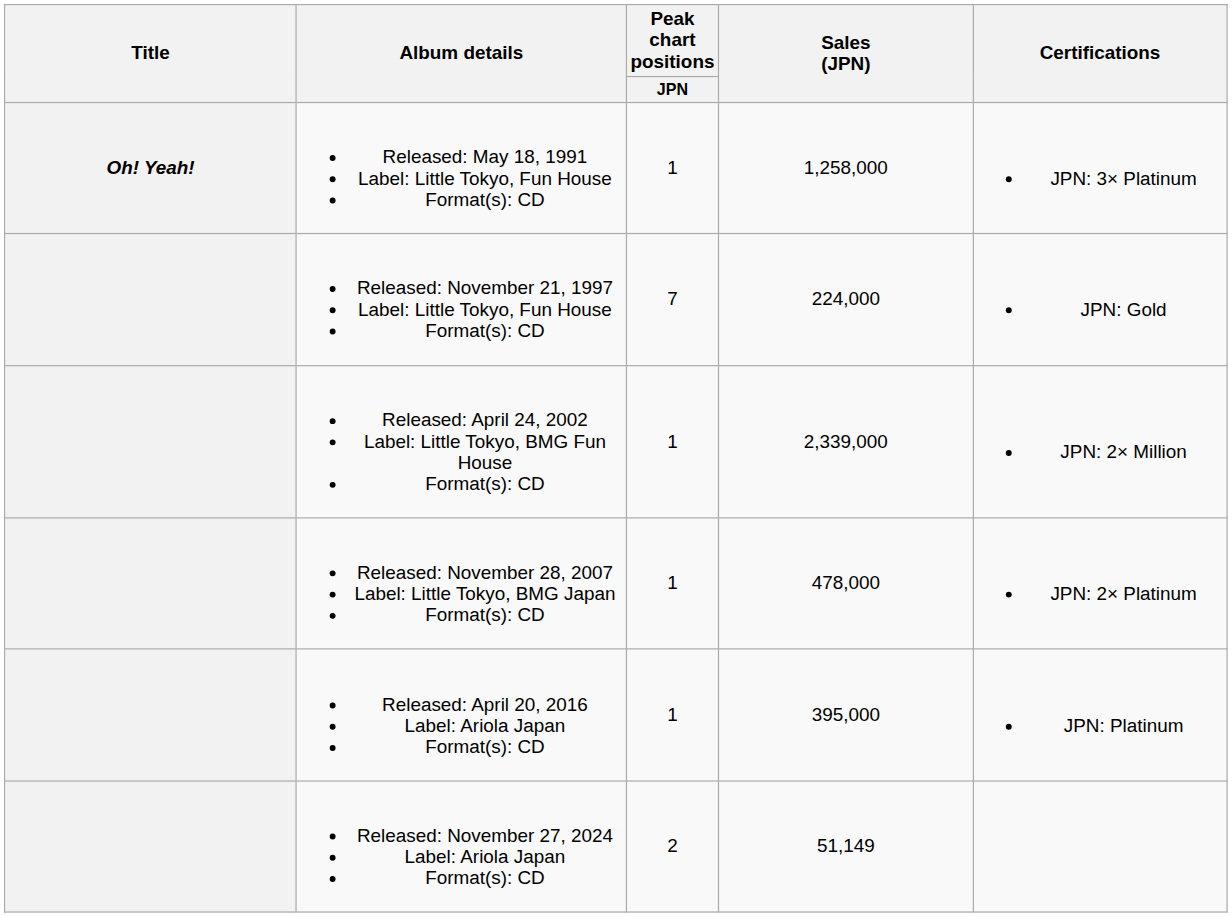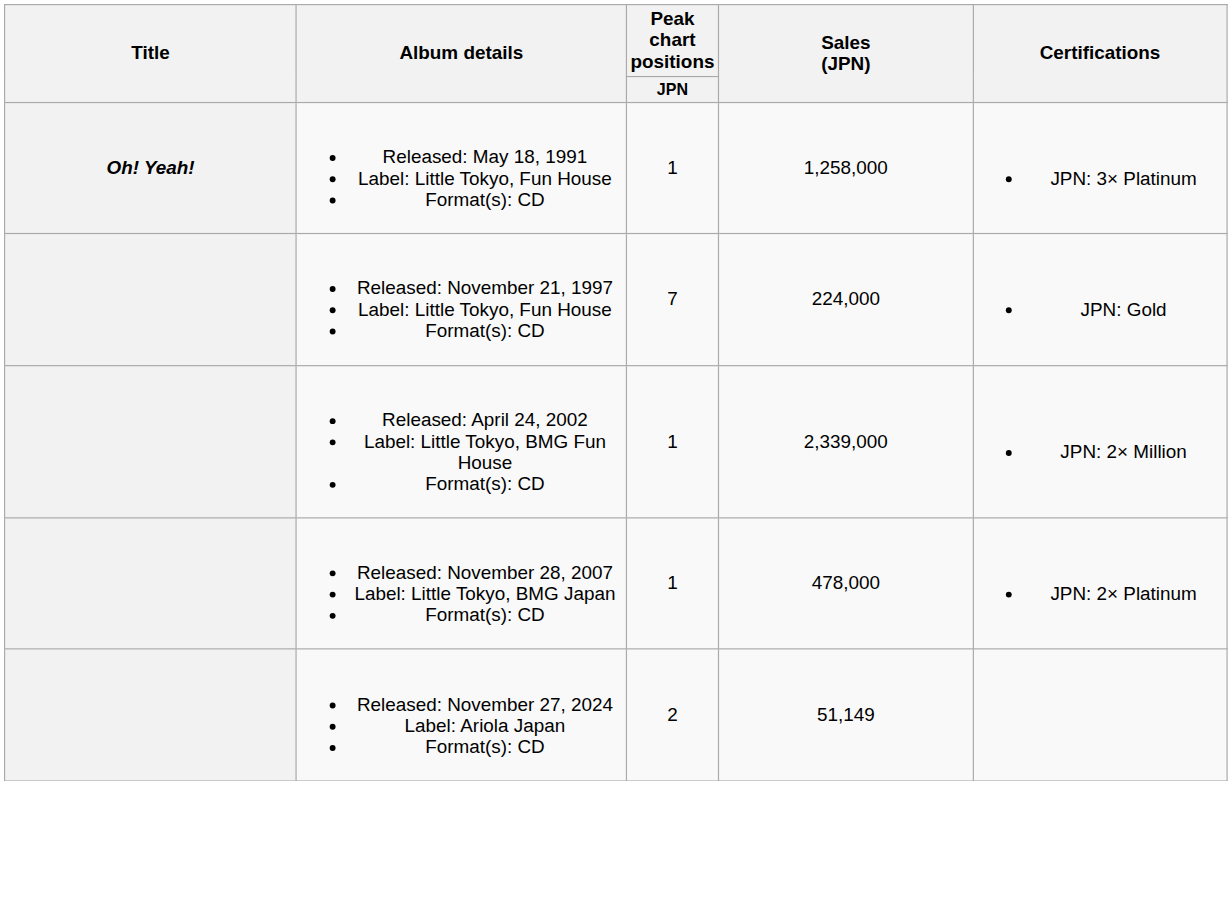- row: (461, 726)
